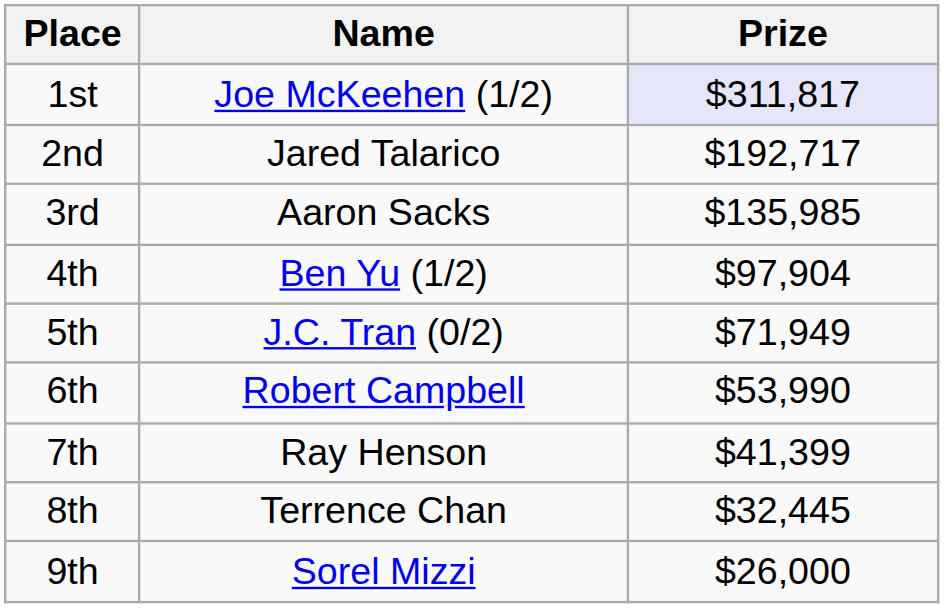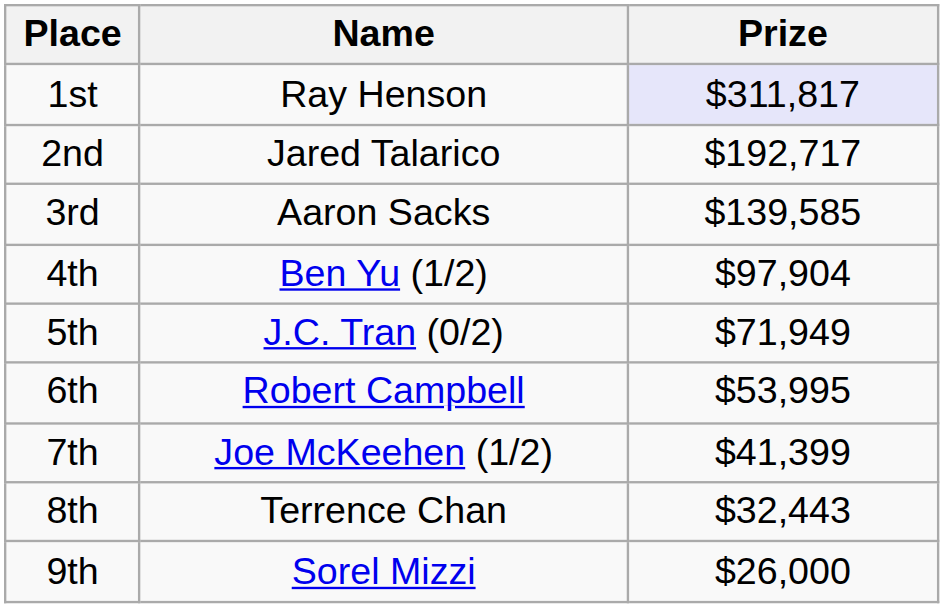(384, 93) Joe McKeehen (1/2) -> (384, 93) Ray Henson
(783, 213) $135,985 -> (783, 213) $139,585
(783, 392) $53,990 -> (783, 392) $53,995
(384, 451) Ray Henson -> (384, 451) Joe McKeehen (1/2)
(783, 511) $32,445 -> (783, 511) $32,443
